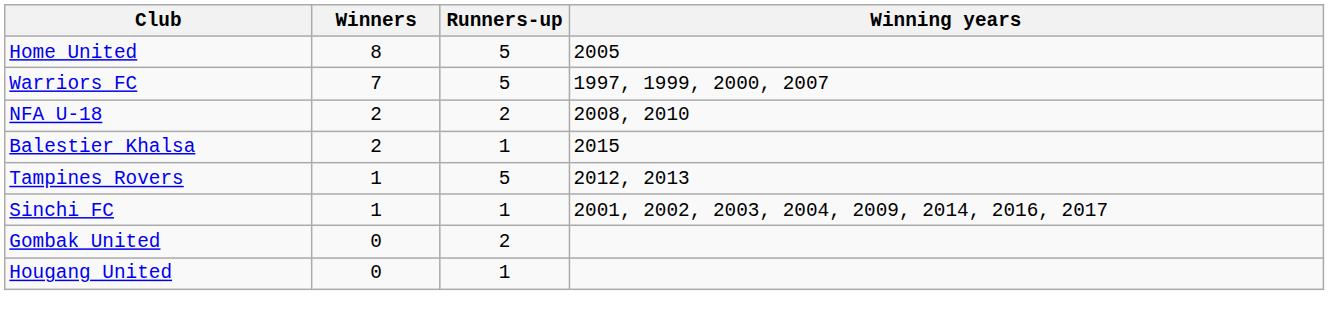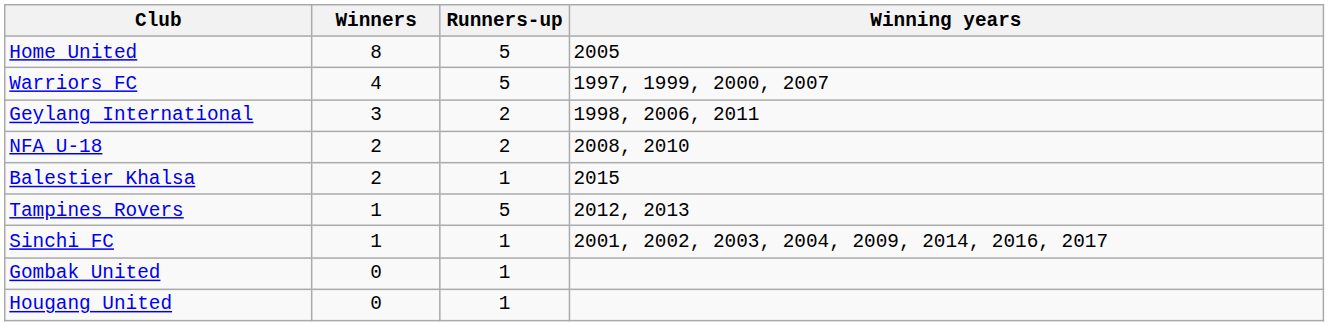(376, 84) 7 -> (376, 84) 4
+ row: (131, 115)
(505, 242) 2 -> (505, 273) 1
